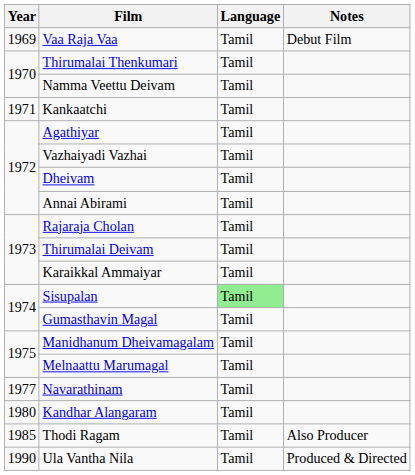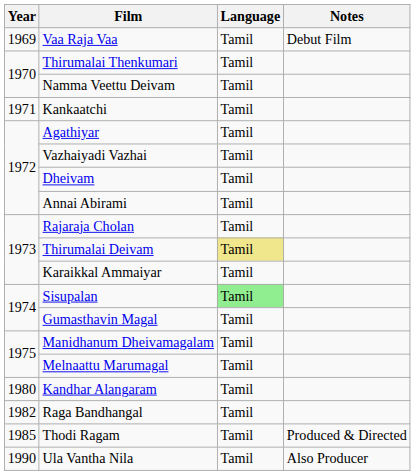(237, 249) no background -> (237, 249) khaki background
- row: (83, 389)
+ row: (93, 412)
(327, 435) Also Producer -> (347, 435) Produced & Directed
(347, 459) Produced & Directed -> (327, 459) Also Producer
